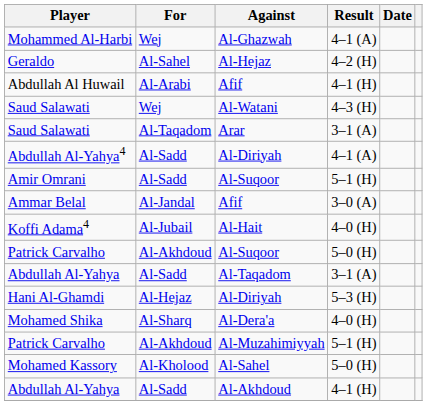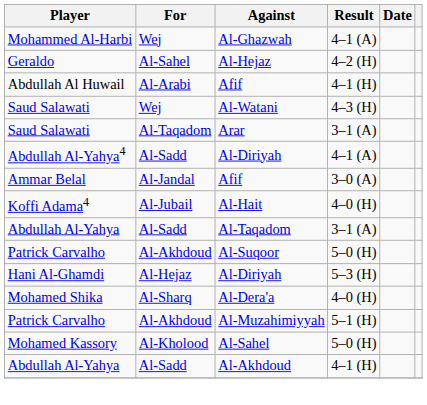- row: (47, 179)
rows swapped: (64, 274) <-> (56, 252)
